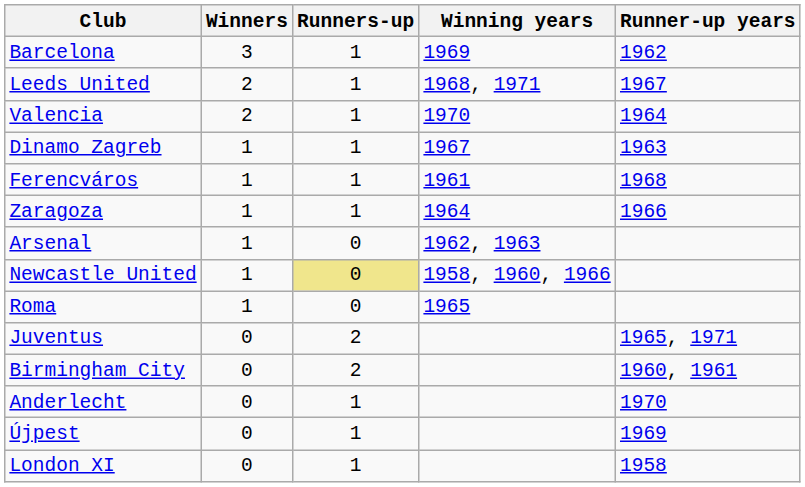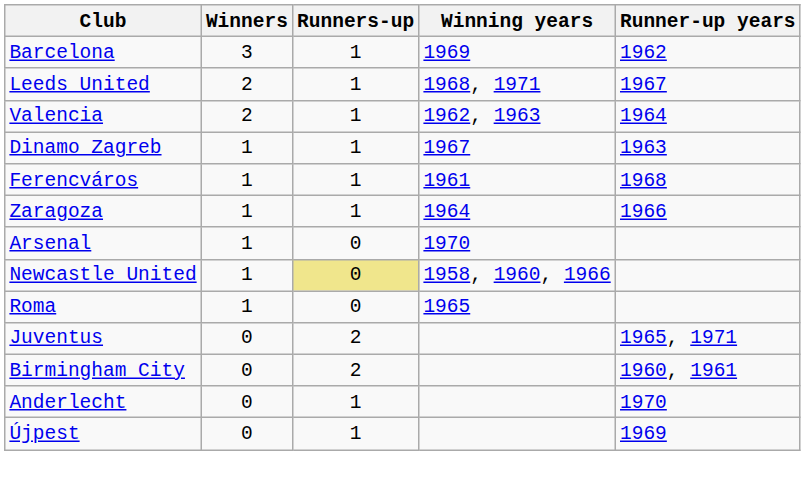(447, 116) 1970 -> (482, 116) 1962, 1963
(482, 243) 1962, 1963 -> (447, 243) 1970
- row: (62, 466)
